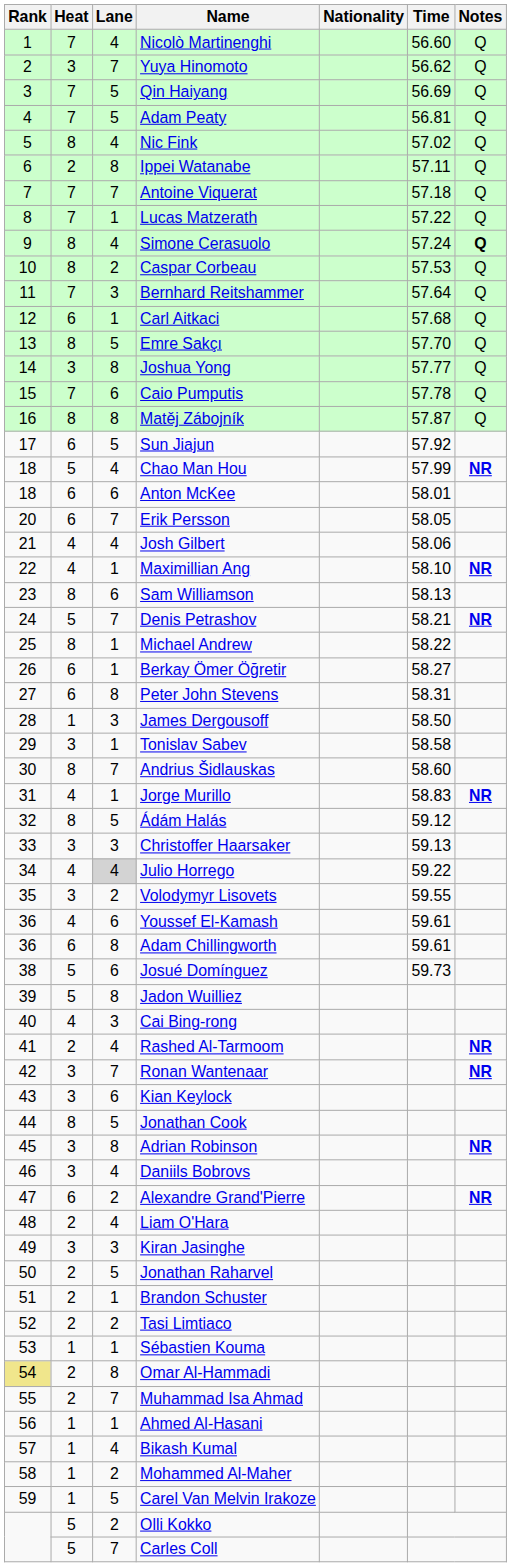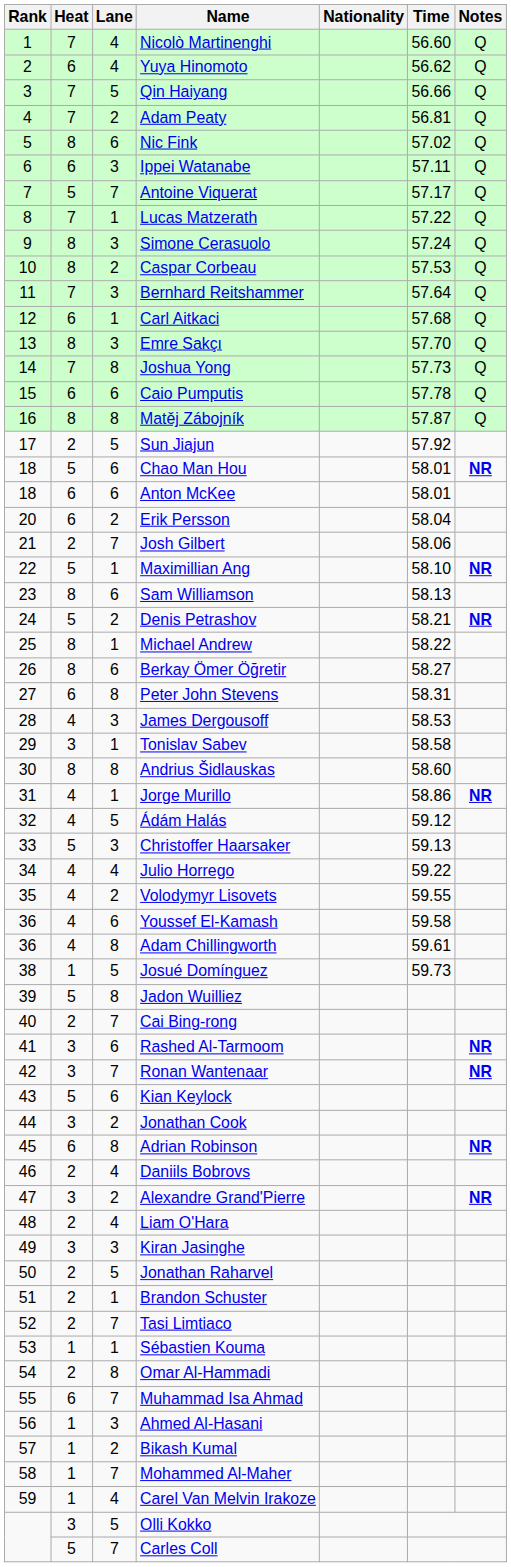(71, 67) 3 -> (71, 67) 6
(114, 67) 7 -> (114, 67) 4
(431, 92) 56.69 -> (431, 92) 56.66
(114, 117) 5 -> (114, 117) 2
(114, 142) 4 -> (114, 142) 6
(71, 167) 2 -> (71, 167) 6
(114, 167) 8 -> (114, 167) 3
(71, 192) 7 -> (71, 192) 5
(431, 192) 57.18 -> (431, 192) 57.17
(114, 243) 4 -> (114, 243) 3
(480, 243) bold -> (480, 243) normal
(114, 343) 5 -> (114, 343) 3
(71, 368) 3 -> (71, 368) 7
(431, 368) 57.77 -> (431, 368) 57.73
(71, 393) 7 -> (71, 393) 6
(71, 444) 6 -> (71, 444) 2
(114, 469) 4 -> (114, 469) 6
(431, 469) 57.99 -> (431, 469) 58.01
(114, 519) 7 -> (114, 519) 2
(431, 519) 58.05 -> (431, 519) 58.04
(71, 544) 4 -> (71, 544) 2
(114, 544) 4 -> (114, 544) 7
(71, 569) 4 -> (71, 569) 5
(114, 619) 7 -> (114, 619) 2
(71, 670) 6 -> (71, 670) 8
(114, 670) 1 -> (114, 670) 6
(71, 720) 1 -> (71, 720) 4
(431, 720) 58.50 -> (431, 720) 58.53
(114, 770) 7 -> (114, 770) 8
(431, 795) 58.83 -> (431, 795) 58.86
(71, 820) 8 -> (71, 820) 4
(71, 846) 3 -> (71, 846) 5
(114, 871) lightgrey background -> (114, 871) no background
(71, 896) 3 -> (71, 896) 4
(431, 921) 59.61 -> (431, 921) 59.58
(71, 946) 6 -> (71, 946) 4
(71, 971) 5 -> (71, 971) 1
(114, 971) 6 -> (114, 971) 5
(71, 1021) 4 -> (71, 1021) 2
(114, 1021) 3 -> (114, 1021) 7
(71, 1047) 2 -> (71, 1047) 3
(114, 1047) 4 -> (114, 1047) 6
(71, 1097) 3 -> (71, 1097) 5
(71, 1122) 8 -> (71, 1122) 3
(114, 1122) 5 -> (114, 1122) 2
(71, 1147) 3 -> (71, 1147) 6
(71, 1172) 3 -> (71, 1172) 2
(71, 1197) 6 -> (71, 1197) 3
(114, 1323) 2 -> (114, 1323) 7
(28, 1373) khaki background -> (28, 1373) no background
(71, 1398) 2 -> (71, 1398) 6
(114, 1423) 1 -> (114, 1423) 3
(114, 1448) 4 -> (114, 1448) 2
(114, 1474) 2 -> (114, 1474) 7
(114, 1499) 5 -> (114, 1499) 4
(71, 1524) 5 -> (71, 1524) 3
(114, 1524) 2 -> (114, 1524) 5
